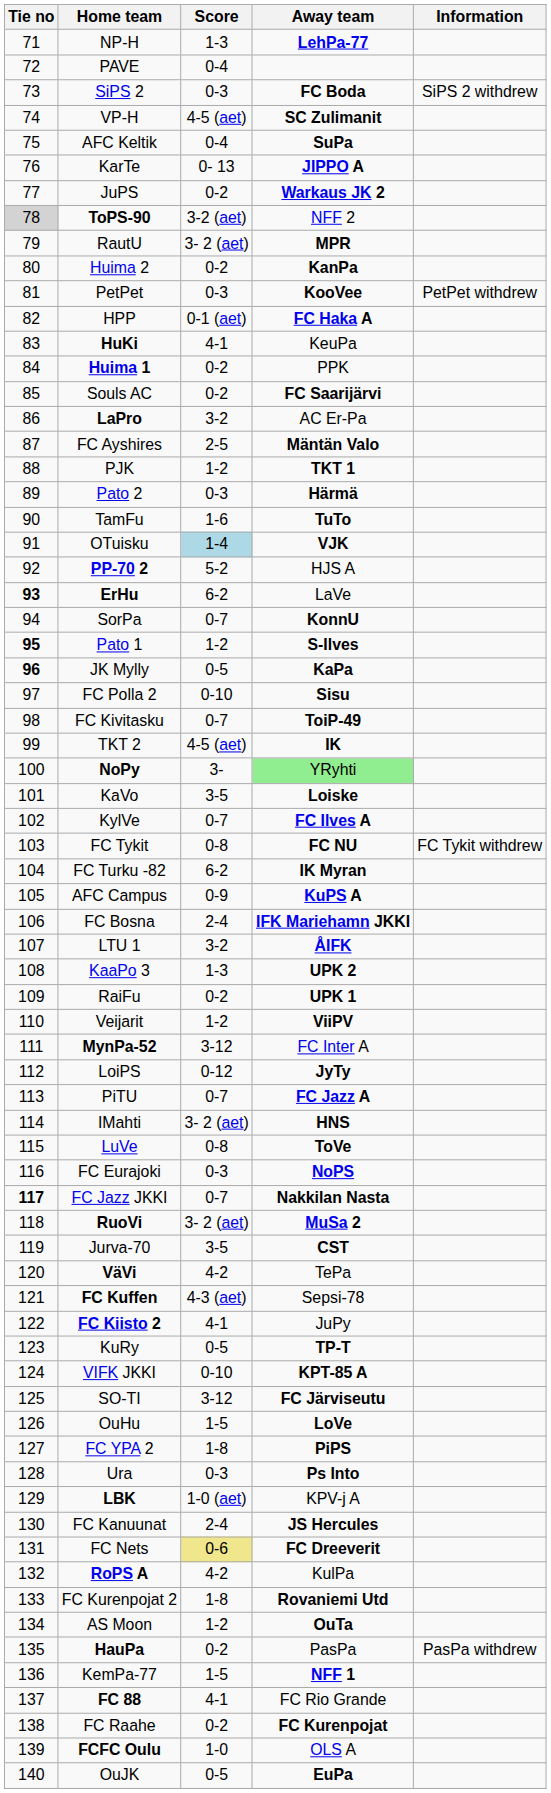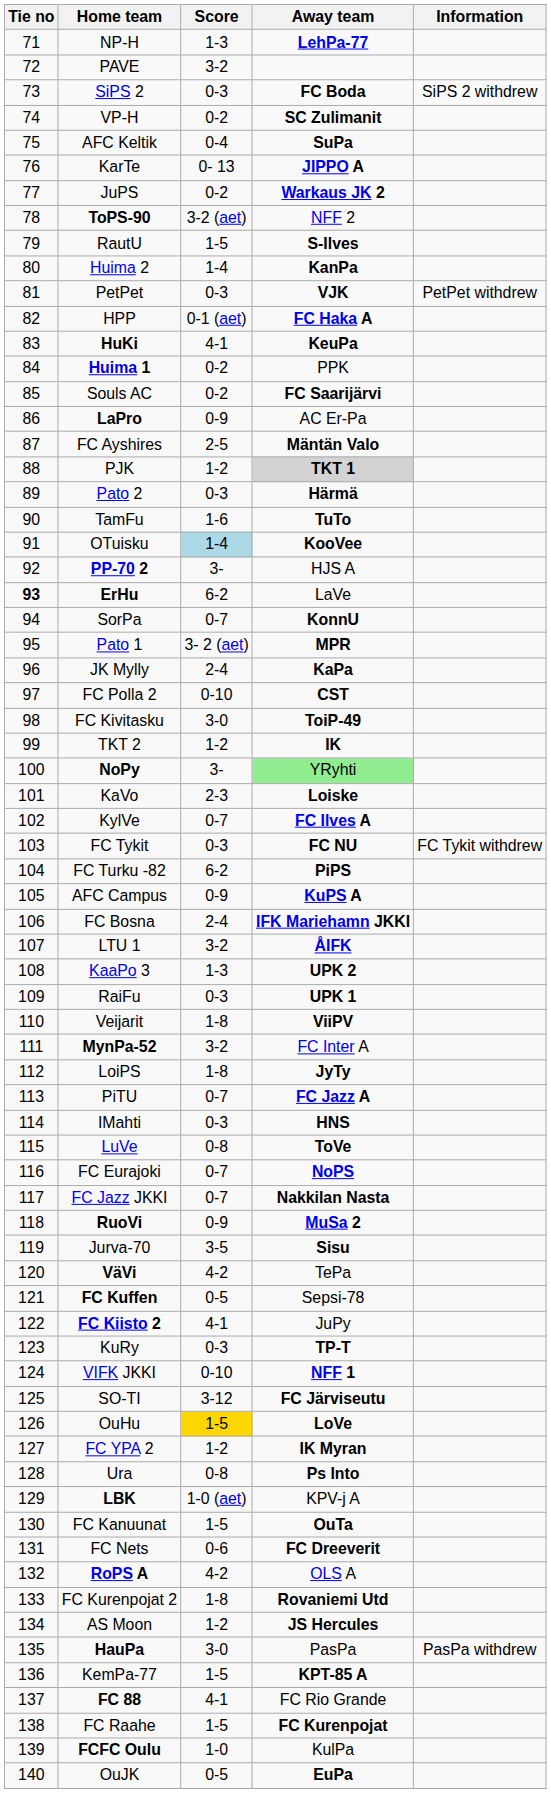(217, 67) 0-4 -> (217, 67) 3-2
(217, 117) 4-5 (aet) -> (217, 117) 0-2
(31, 218) lightgrey background -> (31, 218) no background
(217, 243) 3- 2 (aet) -> (217, 243) 1-5
(333, 243) MPR -> (333, 243) S-Ilves
(217, 268) 0-2 -> (217, 268) 1-4
(333, 293) KooVee -> (333, 293) VJK
(333, 343) normal -> (333, 343) bold
(217, 419) 3-2 -> (217, 419) 0-9
(333, 469) no background -> (333, 469) lightgrey background
(333, 544) VJK -> (333, 544) KooVee
(217, 569) 5-2 -> (217, 569) 3-
(31, 645) bold -> (31, 645) normal
(217, 645) 1-2 -> (217, 645) 3- 2 (aet)
(333, 645) S-Ilves -> (333, 645) MPR
(31, 670) bold -> (31, 670) normal
(217, 670) 0-5 -> (217, 670) 2-4
(333, 695) Sisu -> (333, 695) CST
(217, 720) 0-7 -> (217, 720) 3-0
(217, 745) 4-5 (aet) -> (217, 745) 1-2
(217, 795) 3-5 -> (217, 795) 2-3
(217, 846) 0-8 -> (217, 846) 0-3
(333, 871) IK Myran -> (333, 871) PiPS
(217, 996) 0-2 -> (217, 996) 0-3
(217, 1021) 1-2 -> (217, 1021) 1-8
(217, 1047) 3-12 -> (217, 1047) 3-2
(217, 1072) 0-12 -> (217, 1072) 1-8
(217, 1122) 3- 2 (aet) -> (217, 1122) 0-3
(217, 1172) 0-3 -> (217, 1172) 0-7
(31, 1197) bold -> (31, 1197) normal
(217, 1222) 3- 2 (aet) -> (217, 1222) 0-9
(333, 1248) CST -> (333, 1248) Sisu
(217, 1298) 4-3 (aet) -> (217, 1298) 0-5
(217, 1348) 0-5 -> (217, 1348) 0-3
(333, 1373) KPT-85 A -> (333, 1373) NFF 1
(217, 1423) no background -> (217, 1423) gold background
(217, 1448) 1-8 -> (217, 1448) 1-2
(333, 1448) PiPS -> (333, 1448) IK Myran
(217, 1474) 0-3 -> (217, 1474) 0-8
(217, 1524) 2-4 -> (217, 1524) 1-5
(333, 1524) JS Hercules -> (333, 1524) OuTa
(217, 1549) khaki background -> (217, 1549) no background
(333, 1574) KulPa -> (333, 1574) OLS A
(333, 1624) OuTa -> (333, 1624) JS Hercules
(217, 1649) 0-2 -> (217, 1649) 3-0
(333, 1675) NFF 1 -> (333, 1675) KPT-85 A
(217, 1725) 0-2 -> (217, 1725) 1-5
(333, 1750) OLS A -> (333, 1750) KulPa
